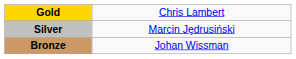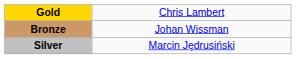rows swapped: (48, 29) <-> (48, 45)
